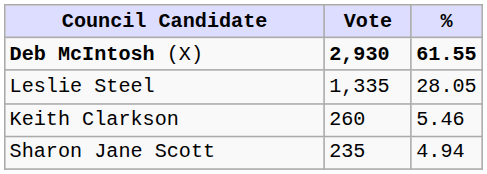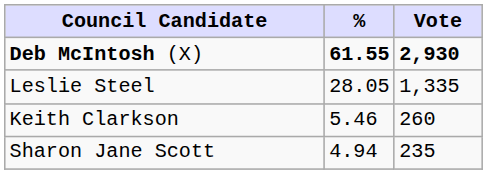columns swapped: (368, 21) <-> (446, 21)
